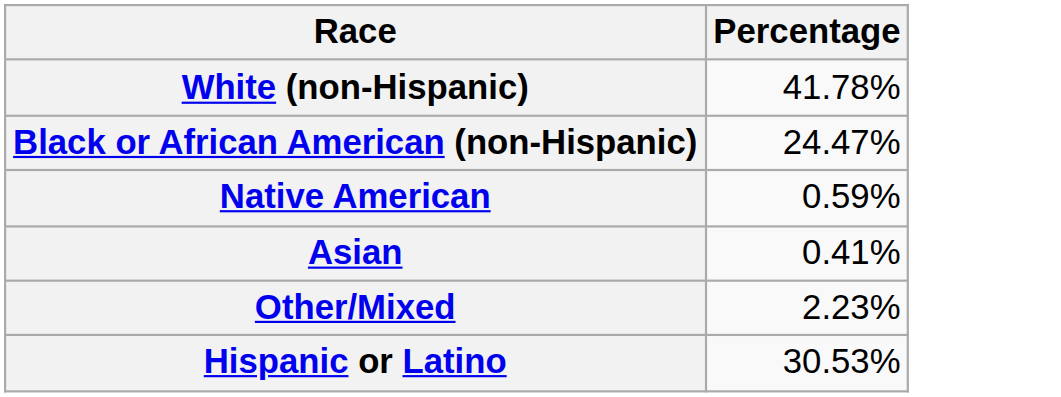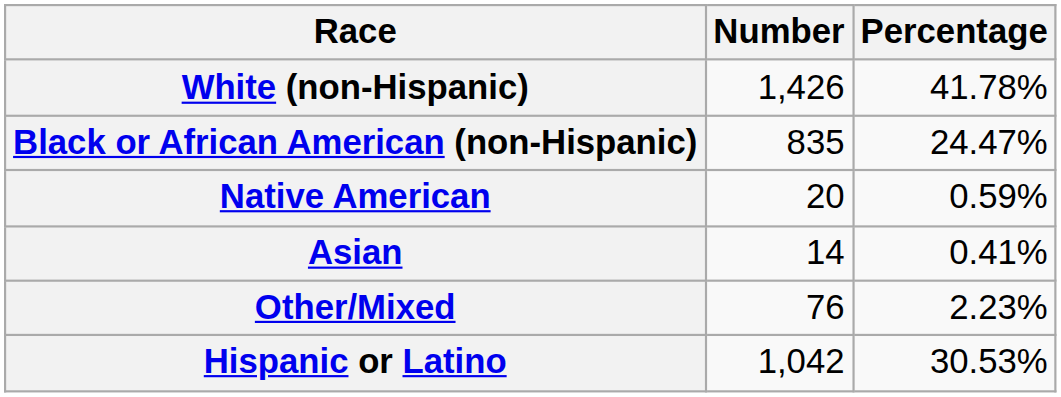+ column: (779, 32)
